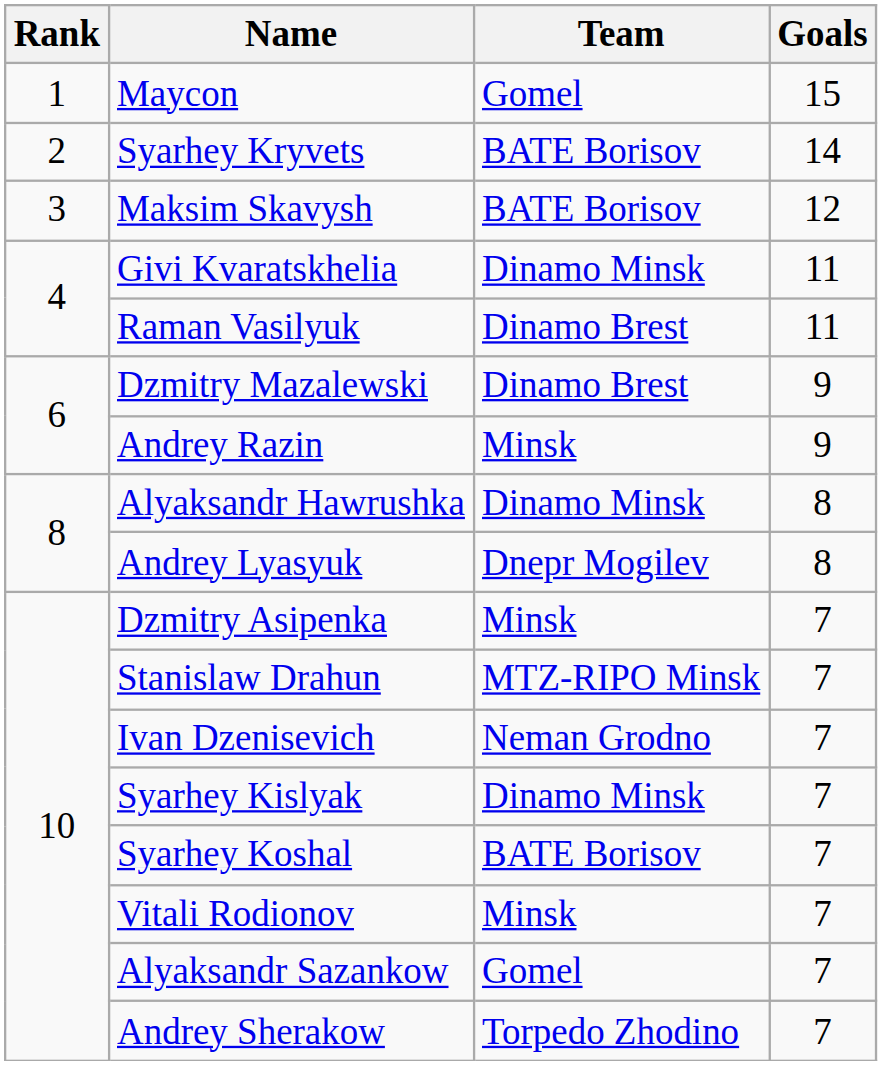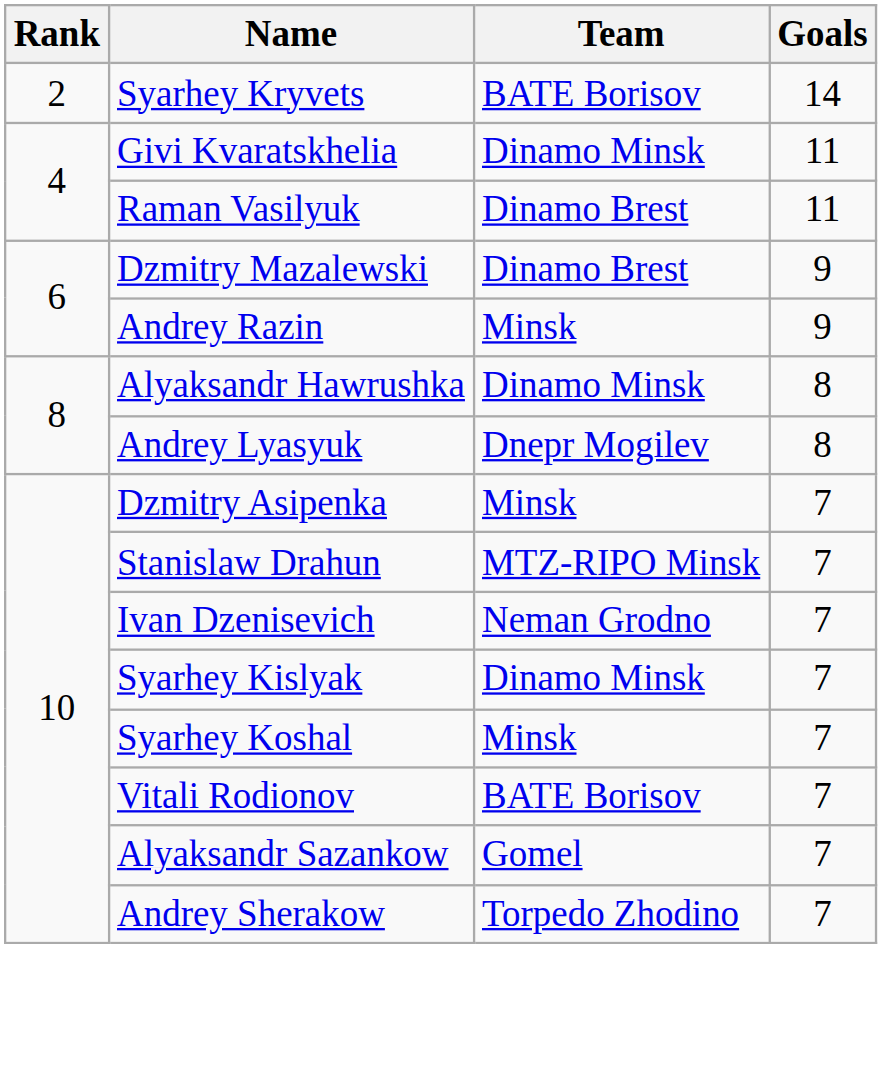- row: (178, 92)
- row: (245, 209)
(591, 854) BATE Borisov -> (529, 737) Minsk
(529, 913) Minsk -> (591, 795) BATE Borisov
